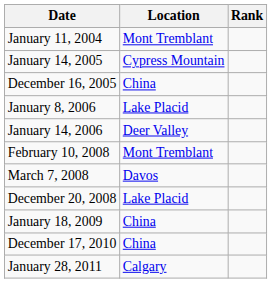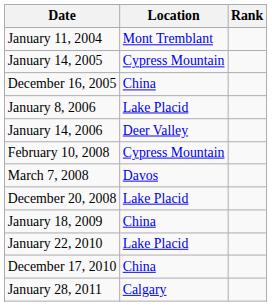(168, 153) Mont Tremblant -> (174, 153) Cypress Mountain
+ row: (55, 244)
